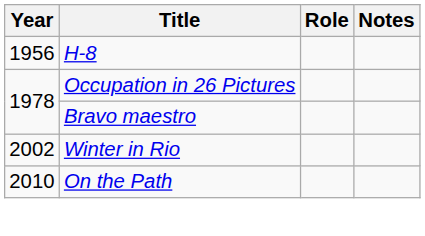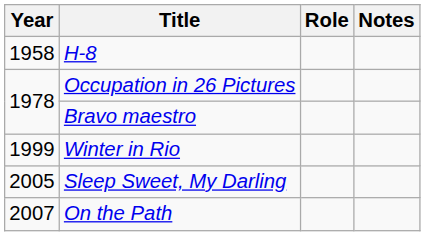(32, 52) 1956 -> (32, 52) 1958
(32, 149) 2002 -> (32, 149) 1999
+ row: (175, 181)
(32, 181) 2010 -> (32, 213) 2007
